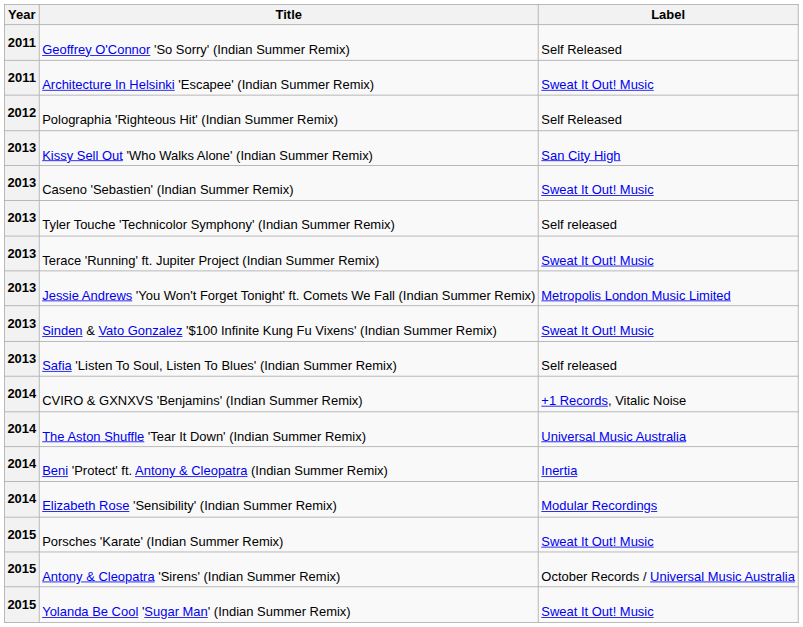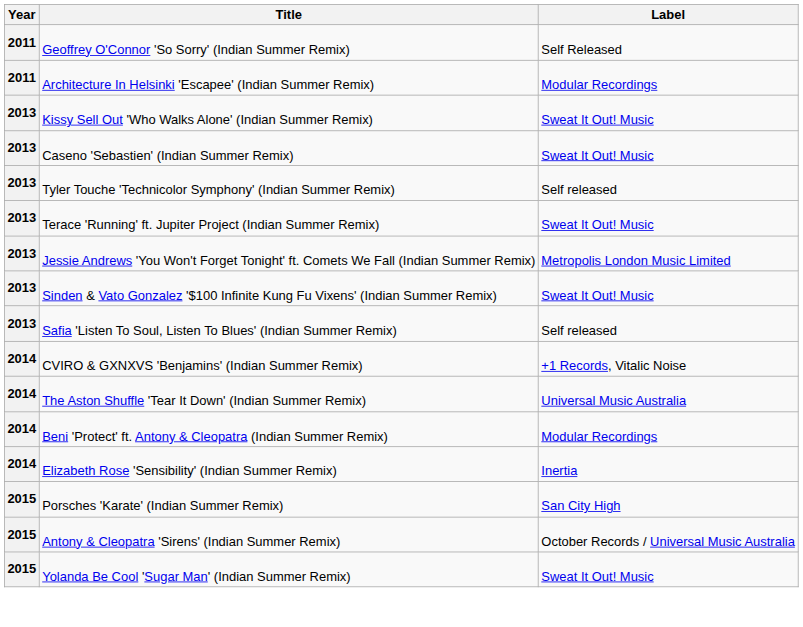(598, 85) Sweat It Out! Music -> (599, 85) Modular Recordings
- row: (190, 120)
(581, 155) San City High -> (598, 120) Sweat It Out! Music
(559, 471) Inertia -> (599, 436) Modular Recordings
(599, 506) Modular Recordings -> (559, 471) Inertia
(598, 541) Sweat It Out! Music -> (581, 506) San City High
